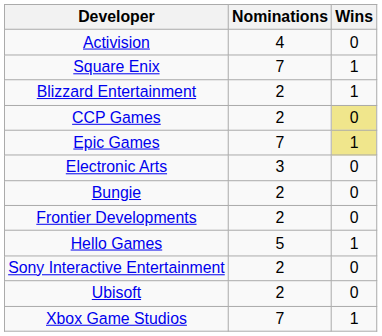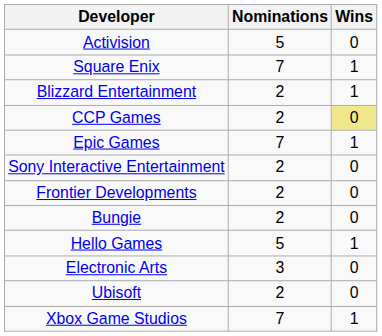(280, 42) 4 -> (280, 42) 5
(354, 142) khaki background -> (354, 142) no background
rows swapped: (116, 167) <-> (116, 268)
rows swapped: (116, 192) <-> (116, 218)
